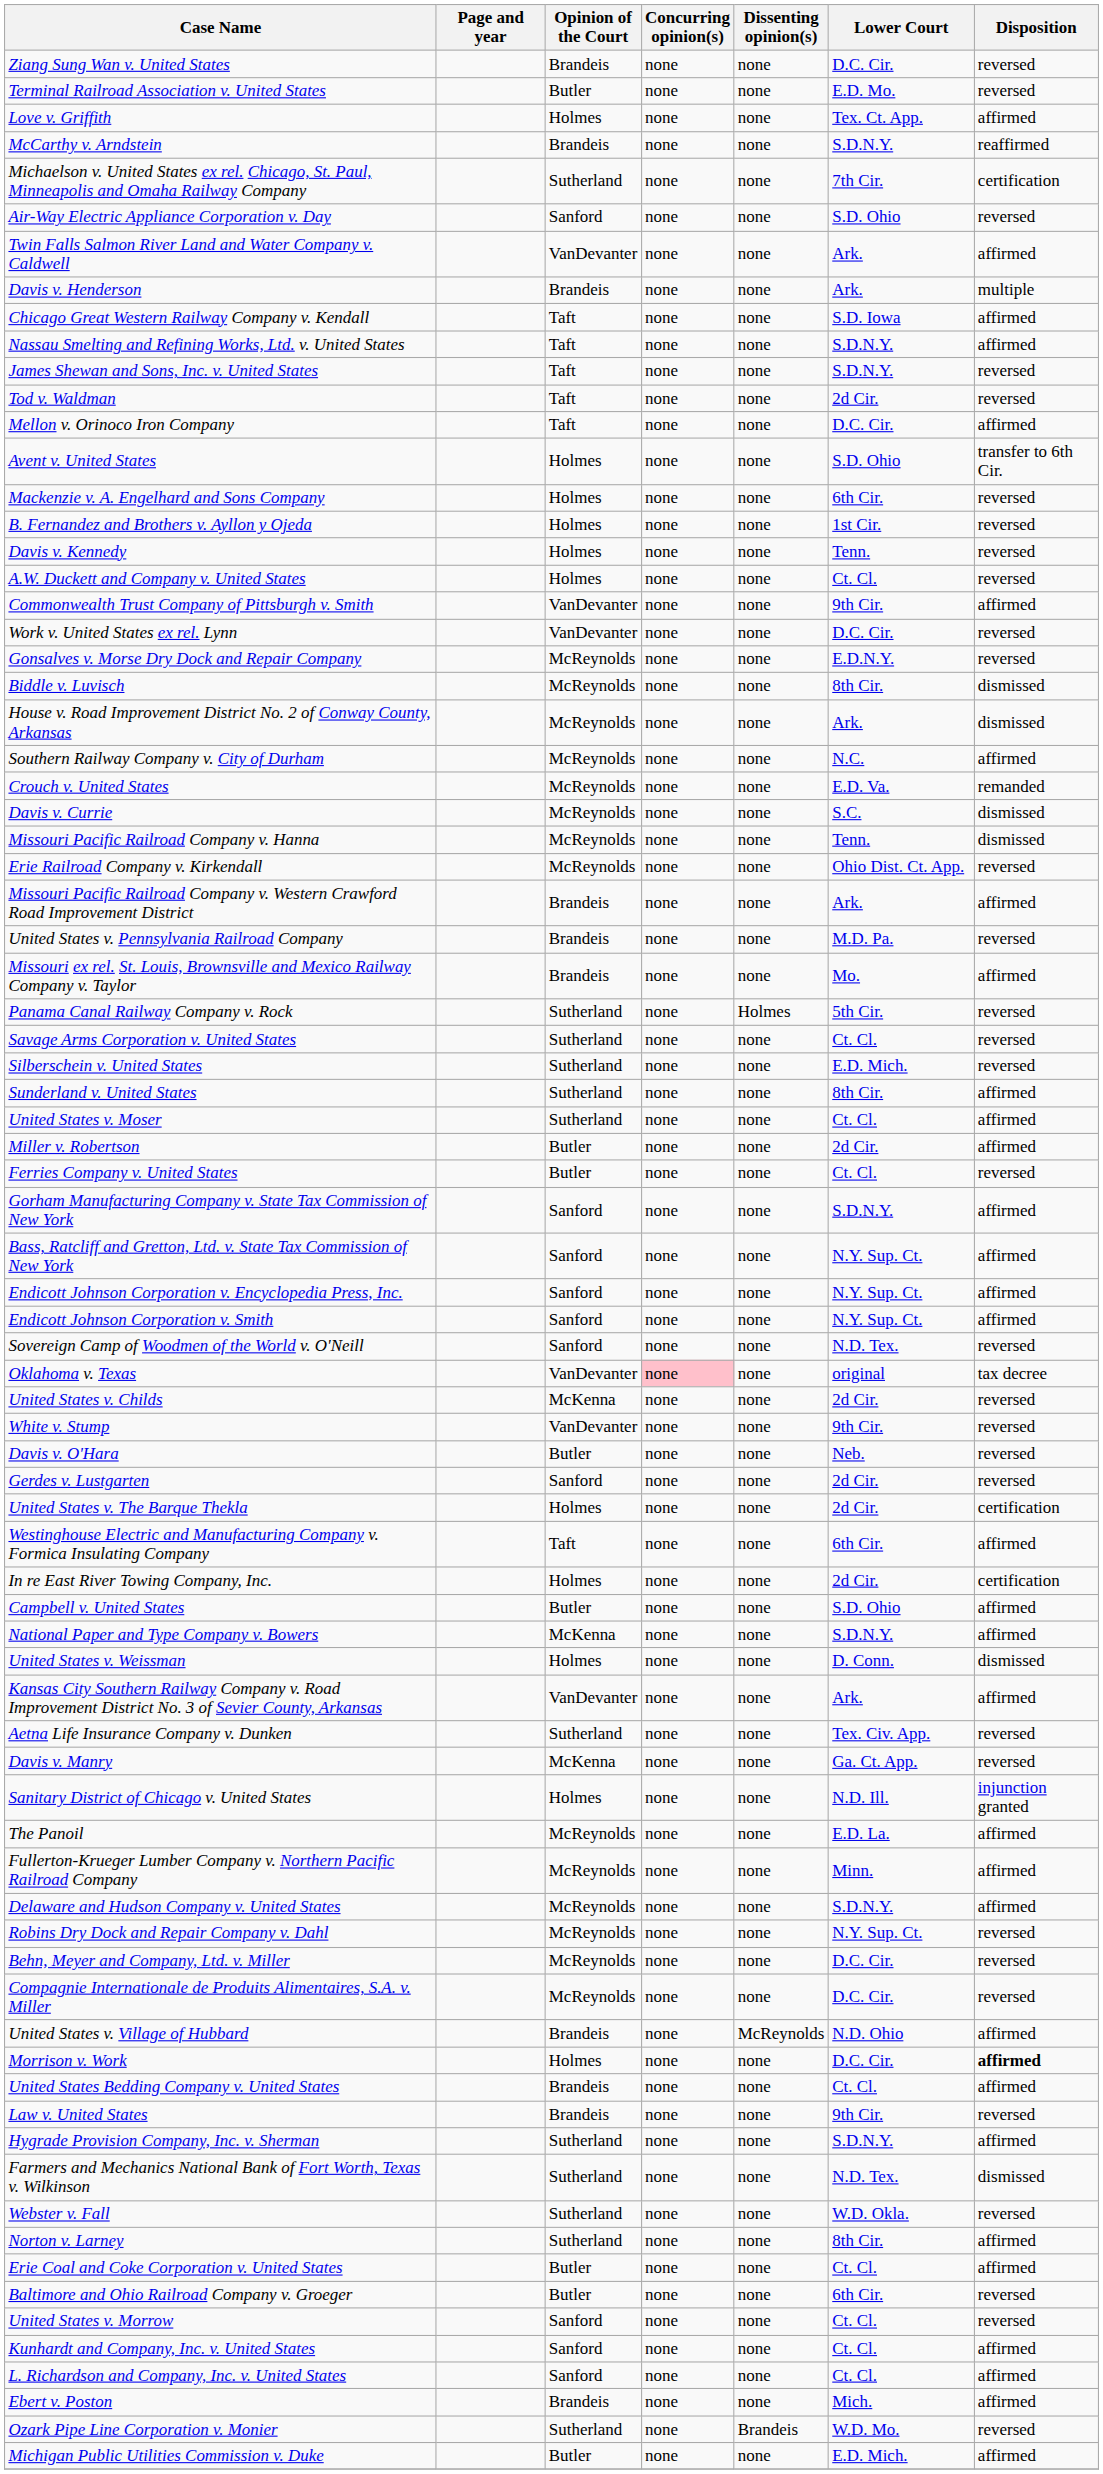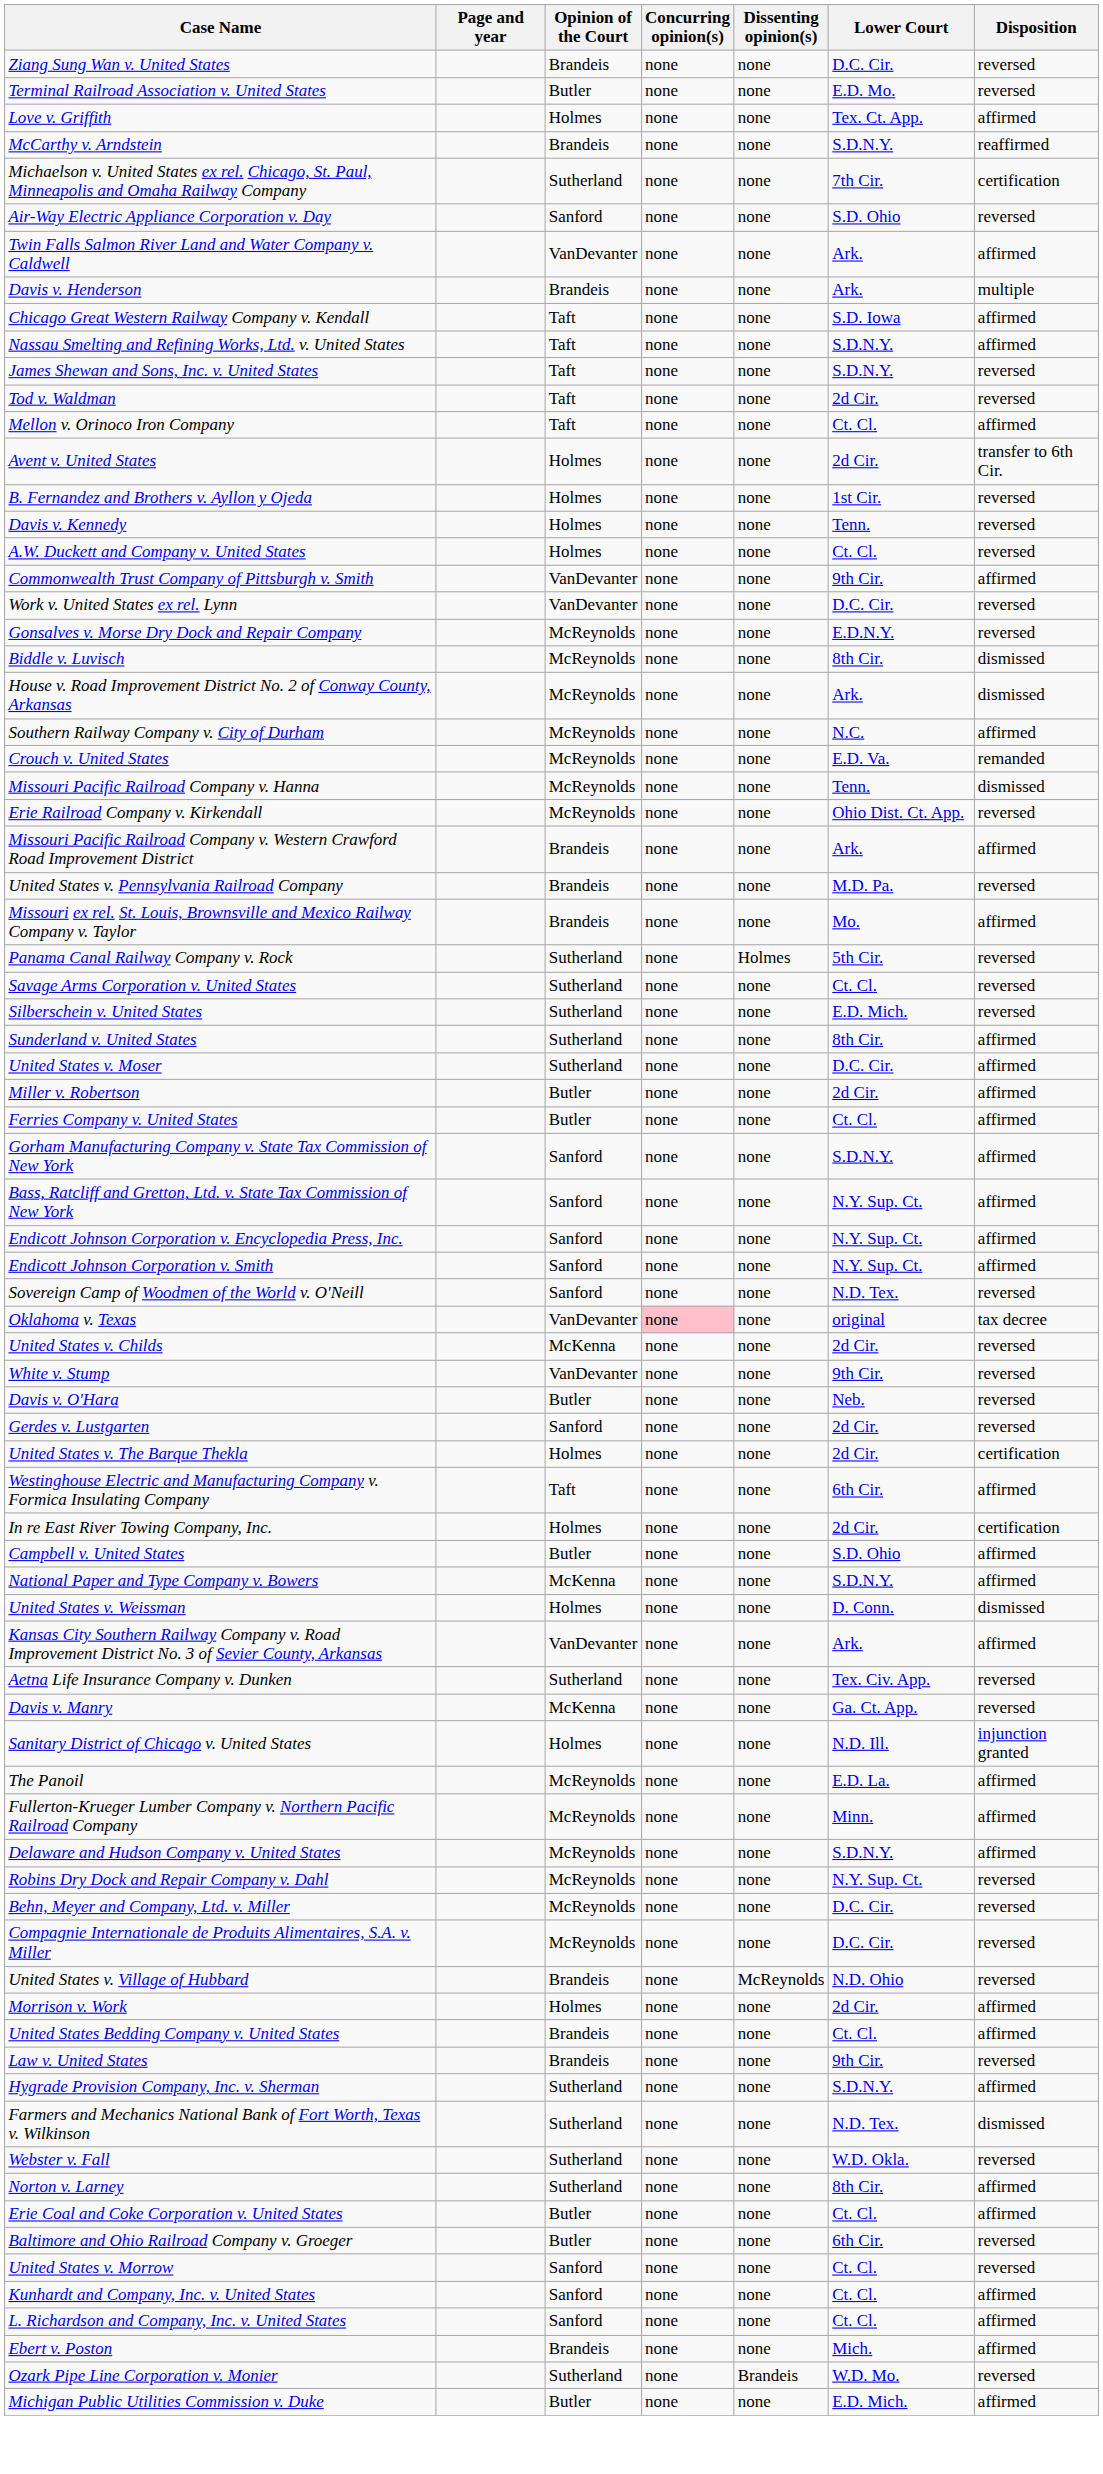(863, 424) D.C. Cir. -> (855, 424) Ct. Cl.
(866, 461) S.D. Ohio -> (855, 461) 2d Cir.
- row: (167, 497)
- row: (60, 812)
(855, 1119) Ct. Cl. -> (863, 1066) D.C. Cir.
(1007, 1173) reversed -> (1007, 1119) affirmed
(1007, 2033) affirmed -> (1007, 1979) reversed
(863, 2060) D.C. Cir. -> (855, 2006) 2d Cir.
(1009, 2060) bold -> (1007, 2006) normal
